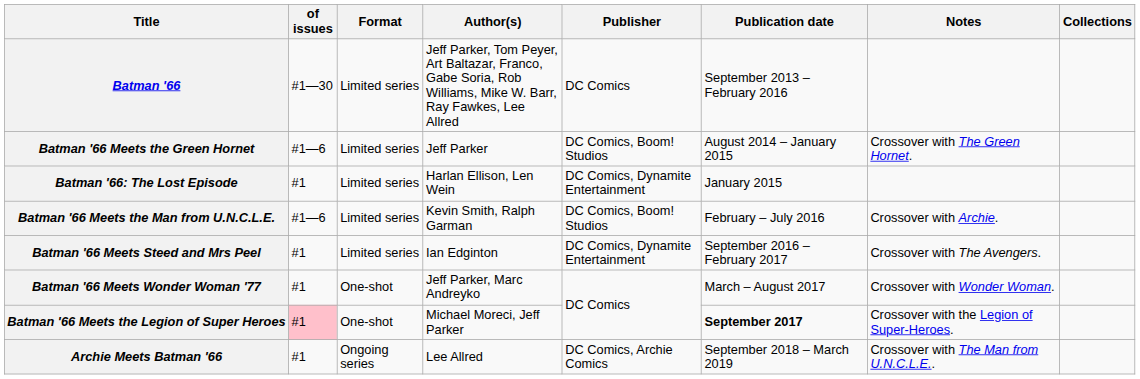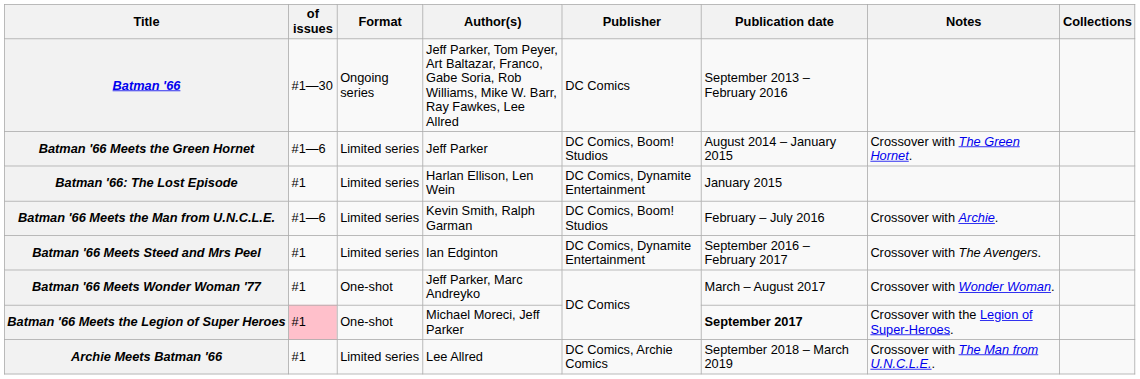(380, 85) Limited series -> (364, 85) Ongoing series
(364, 357) Ongoing series -> (380, 357) Limited series
